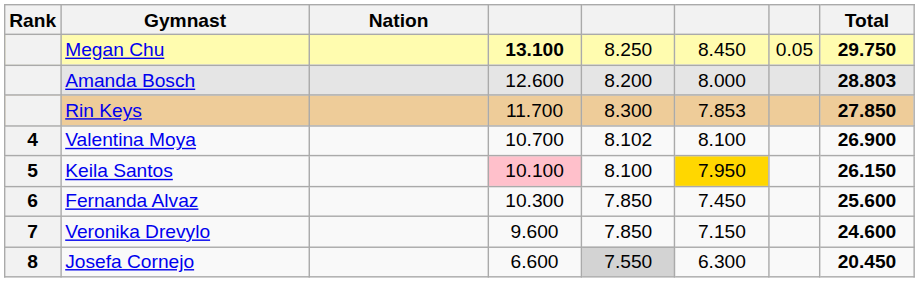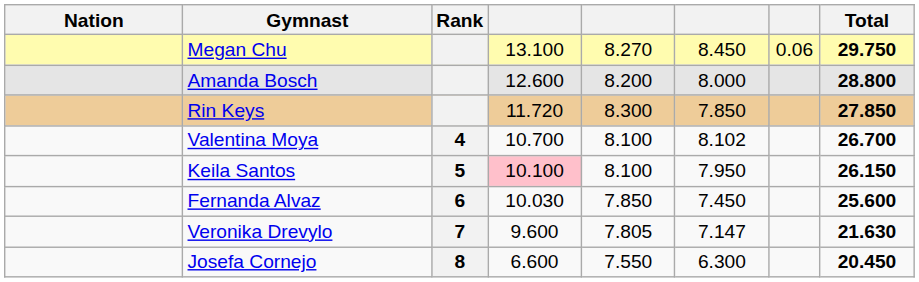columns swapped: (33, 19) <-> (399, 19)
(535, 50) bold -> (535, 50) normal
(628, 50) 8.250 -> (628, 50) 8.270
(794, 50) 0.05 -> (794, 50) 0.06
(867, 80) 28.803 -> (867, 80) 28.800
(535, 110) 11.700 -> (535, 110) 11.720
(722, 110) 7.853 -> (722, 110) 7.850
(628, 140) 8.102 -> (628, 140) 8.100
(722, 140) 8.100 -> (722, 140) 8.102
(867, 140) 26.900 -> (867, 140) 26.700
(722, 171) gold background -> (722, 171) no background
(535, 201) 10.300 -> (535, 201) 10.030
(628, 231) 7.850 -> (628, 231) 7.805
(722, 231) 7.150 -> (722, 231) 7.147
(867, 231) 24.600 -> (867, 231) 21.630
(628, 261) lightgrey background -> (628, 261) no background
